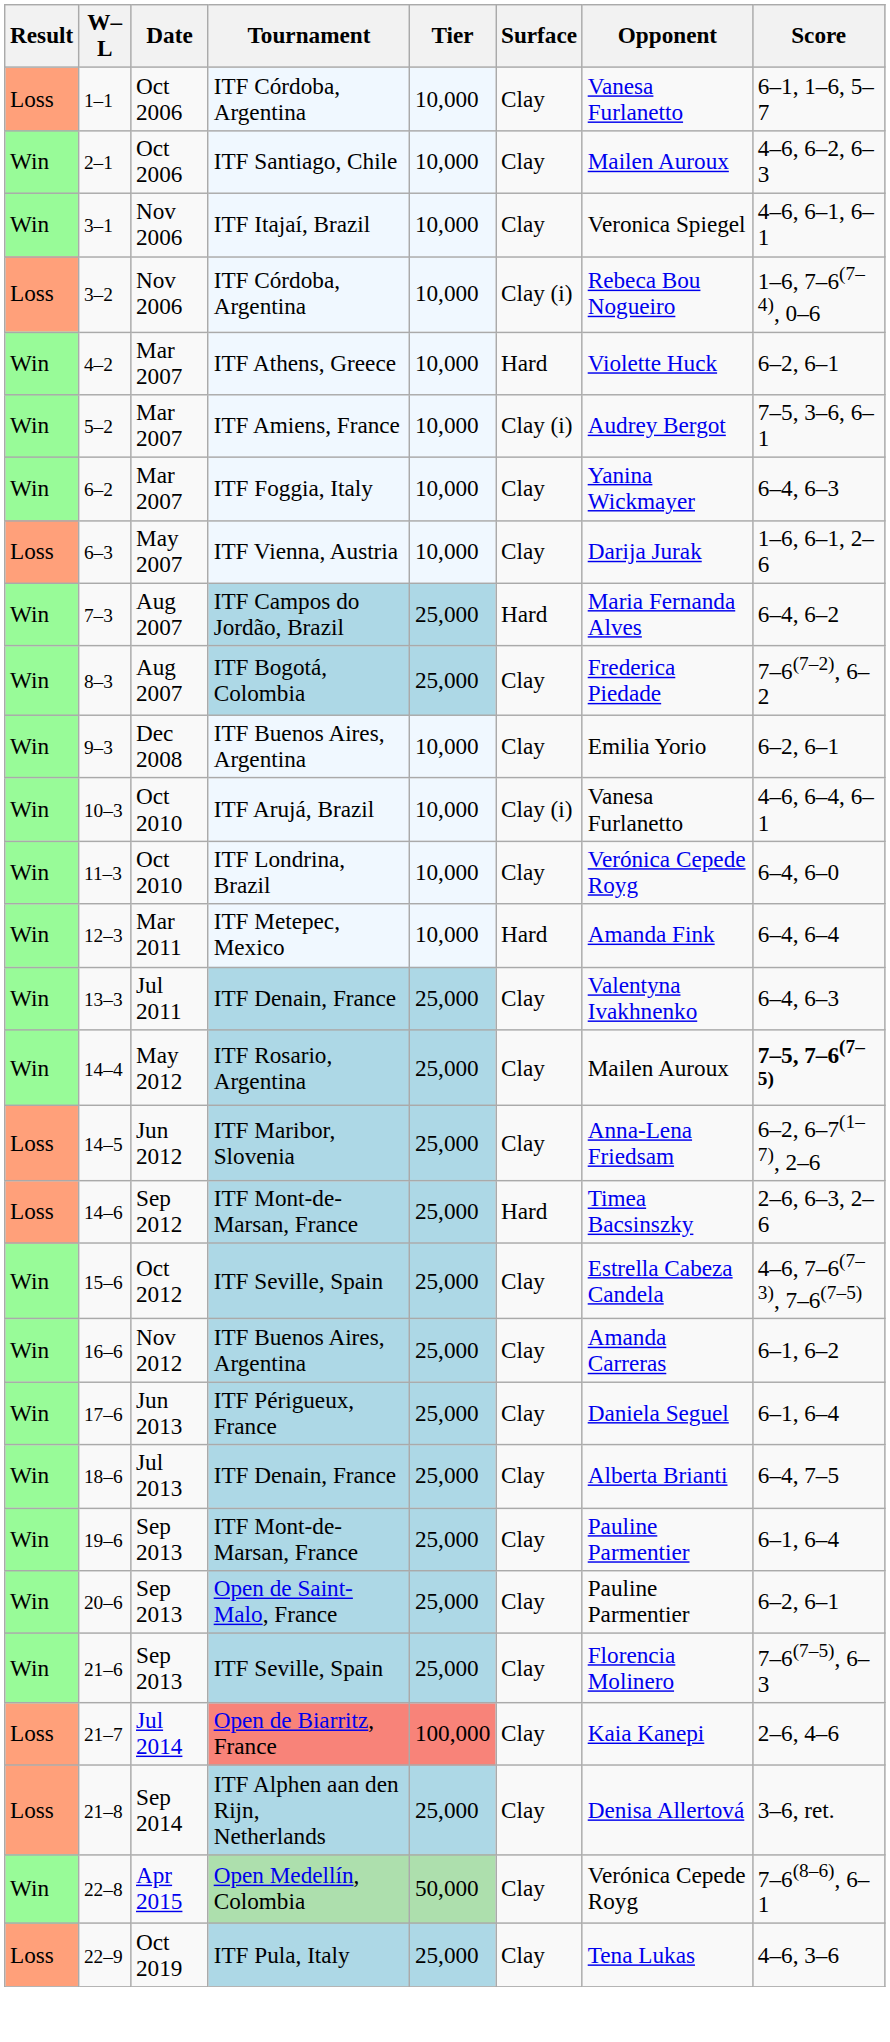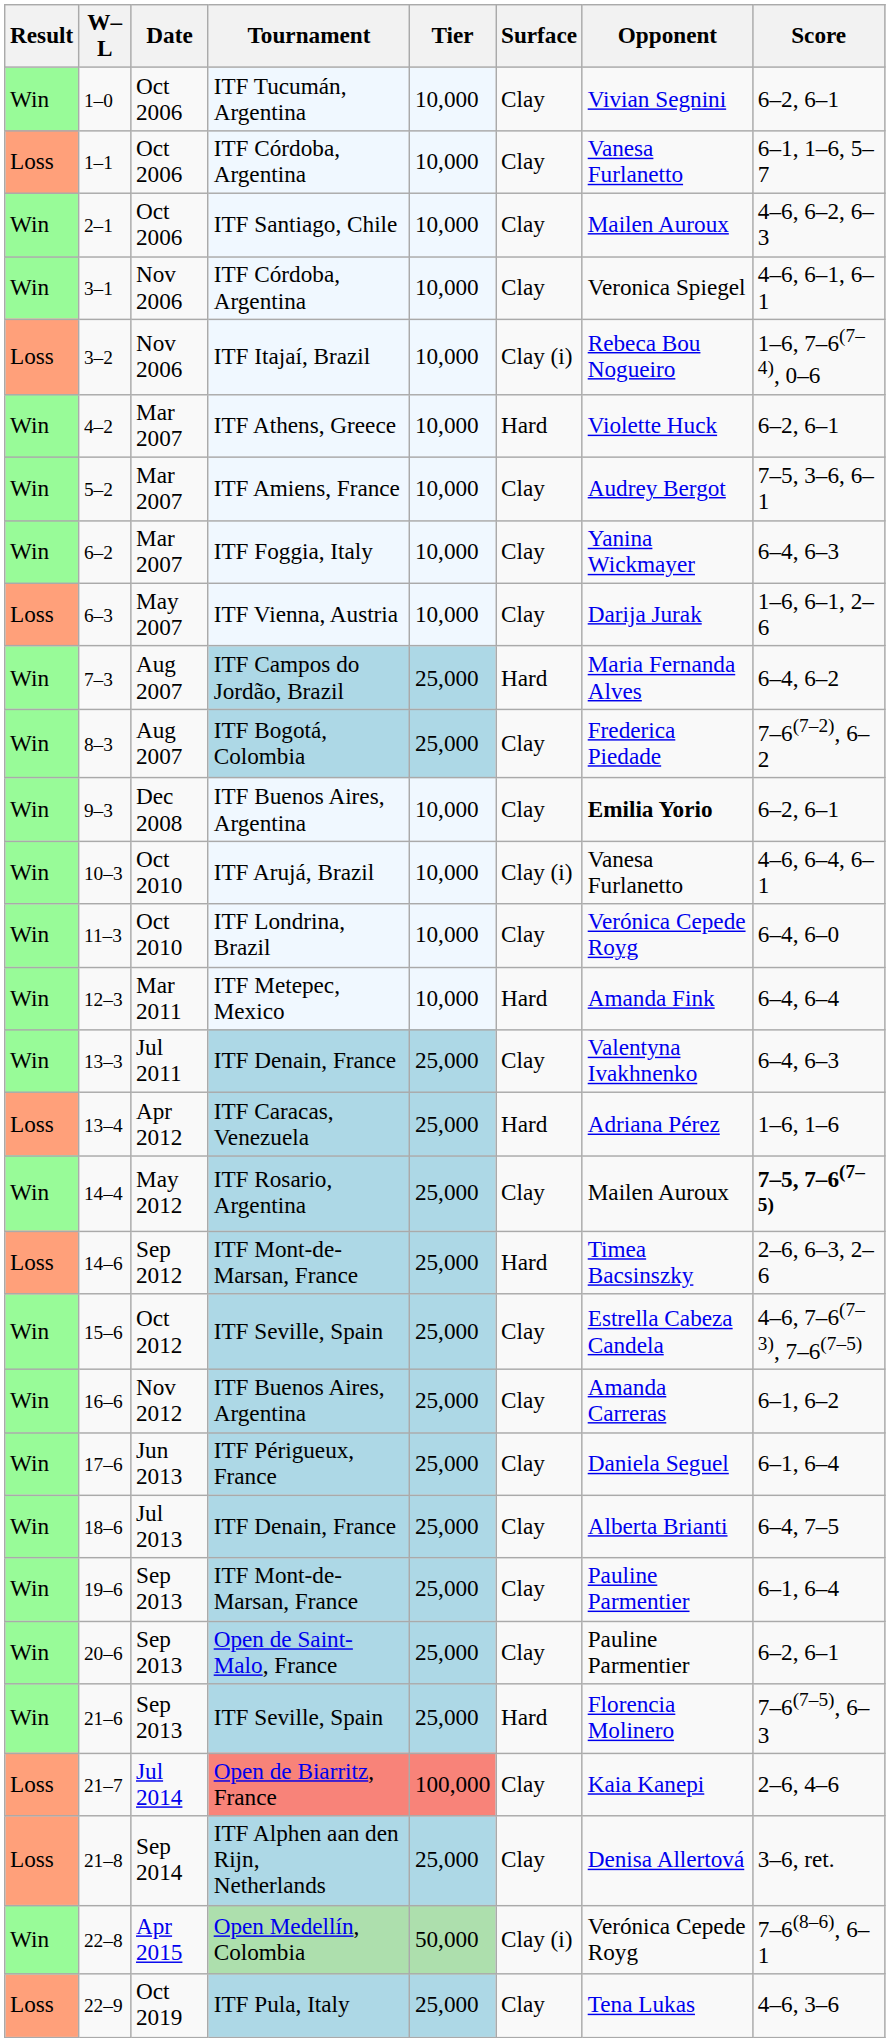+ row: (98, 100)
(292, 224) ITF Itajaí, Brazil -> (277, 287) ITF Córdoba, Argentina
(277, 293) ITF Córdoba, Argentina -> (292, 356) ITF Itajaí, Brazil
(537, 425) Clay (i) -> (523, 488) Clay
(647, 746) normal -> (650, 809) bold
+ row: (103, 1125)
- row: (103, 1144)
(523, 1667) Clay -> (524, 1718) Hard
(523, 1888) Clay -> (537, 1939) Clay (i)
